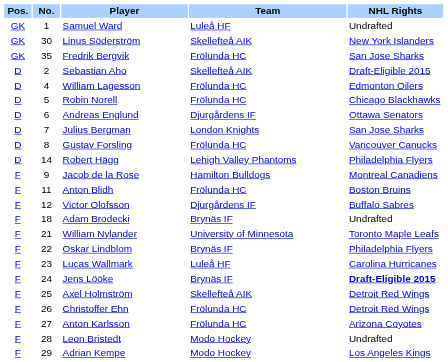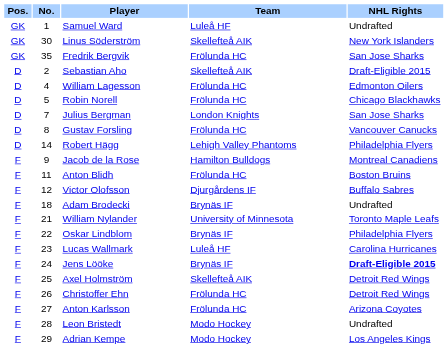- row: (101, 115)
